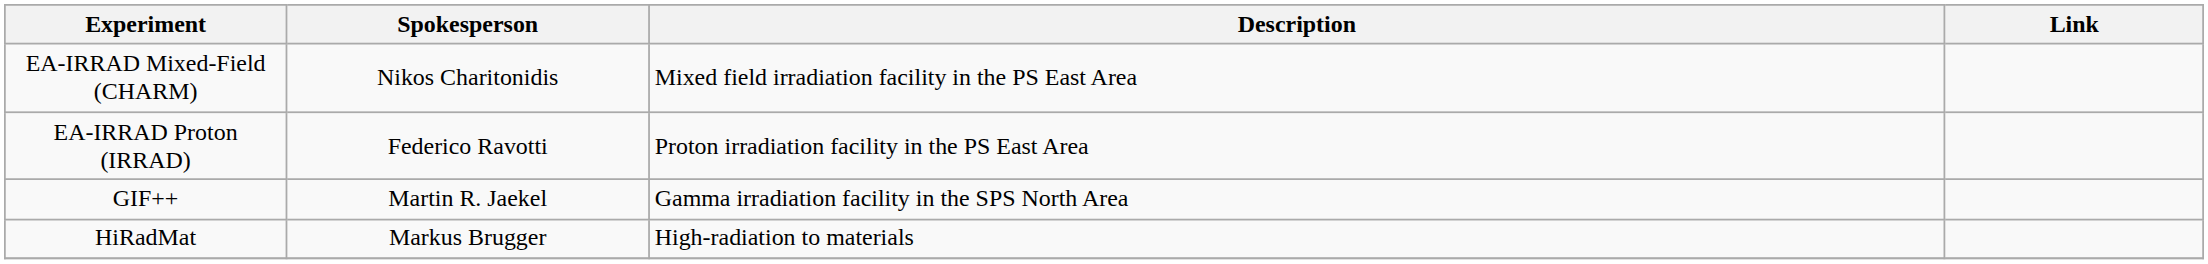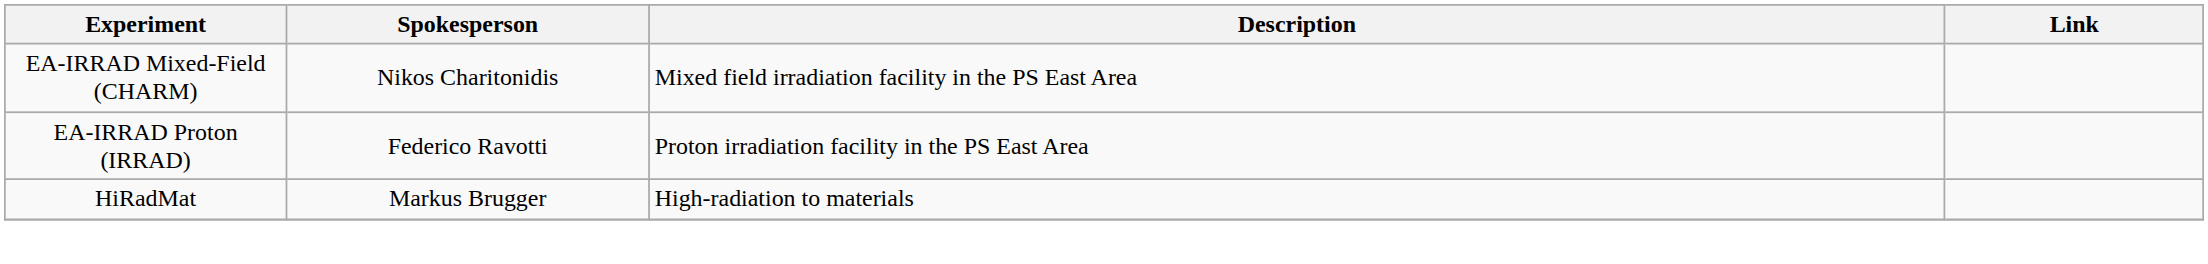- row: (146, 198)
